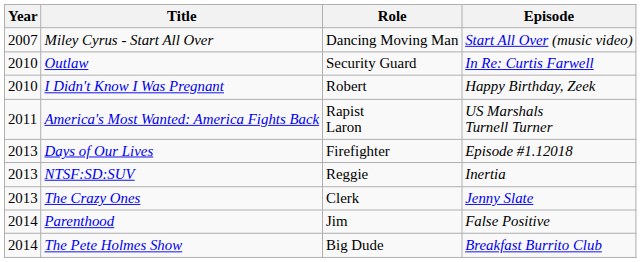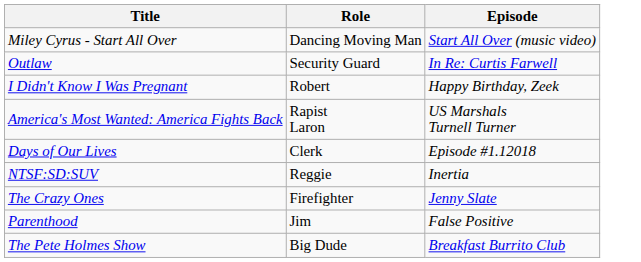- column: (23, 16)
(358, 151) Firefighter -> (306, 151) Clerk
(343, 198) Clerk -> (321, 198) Firefighter
